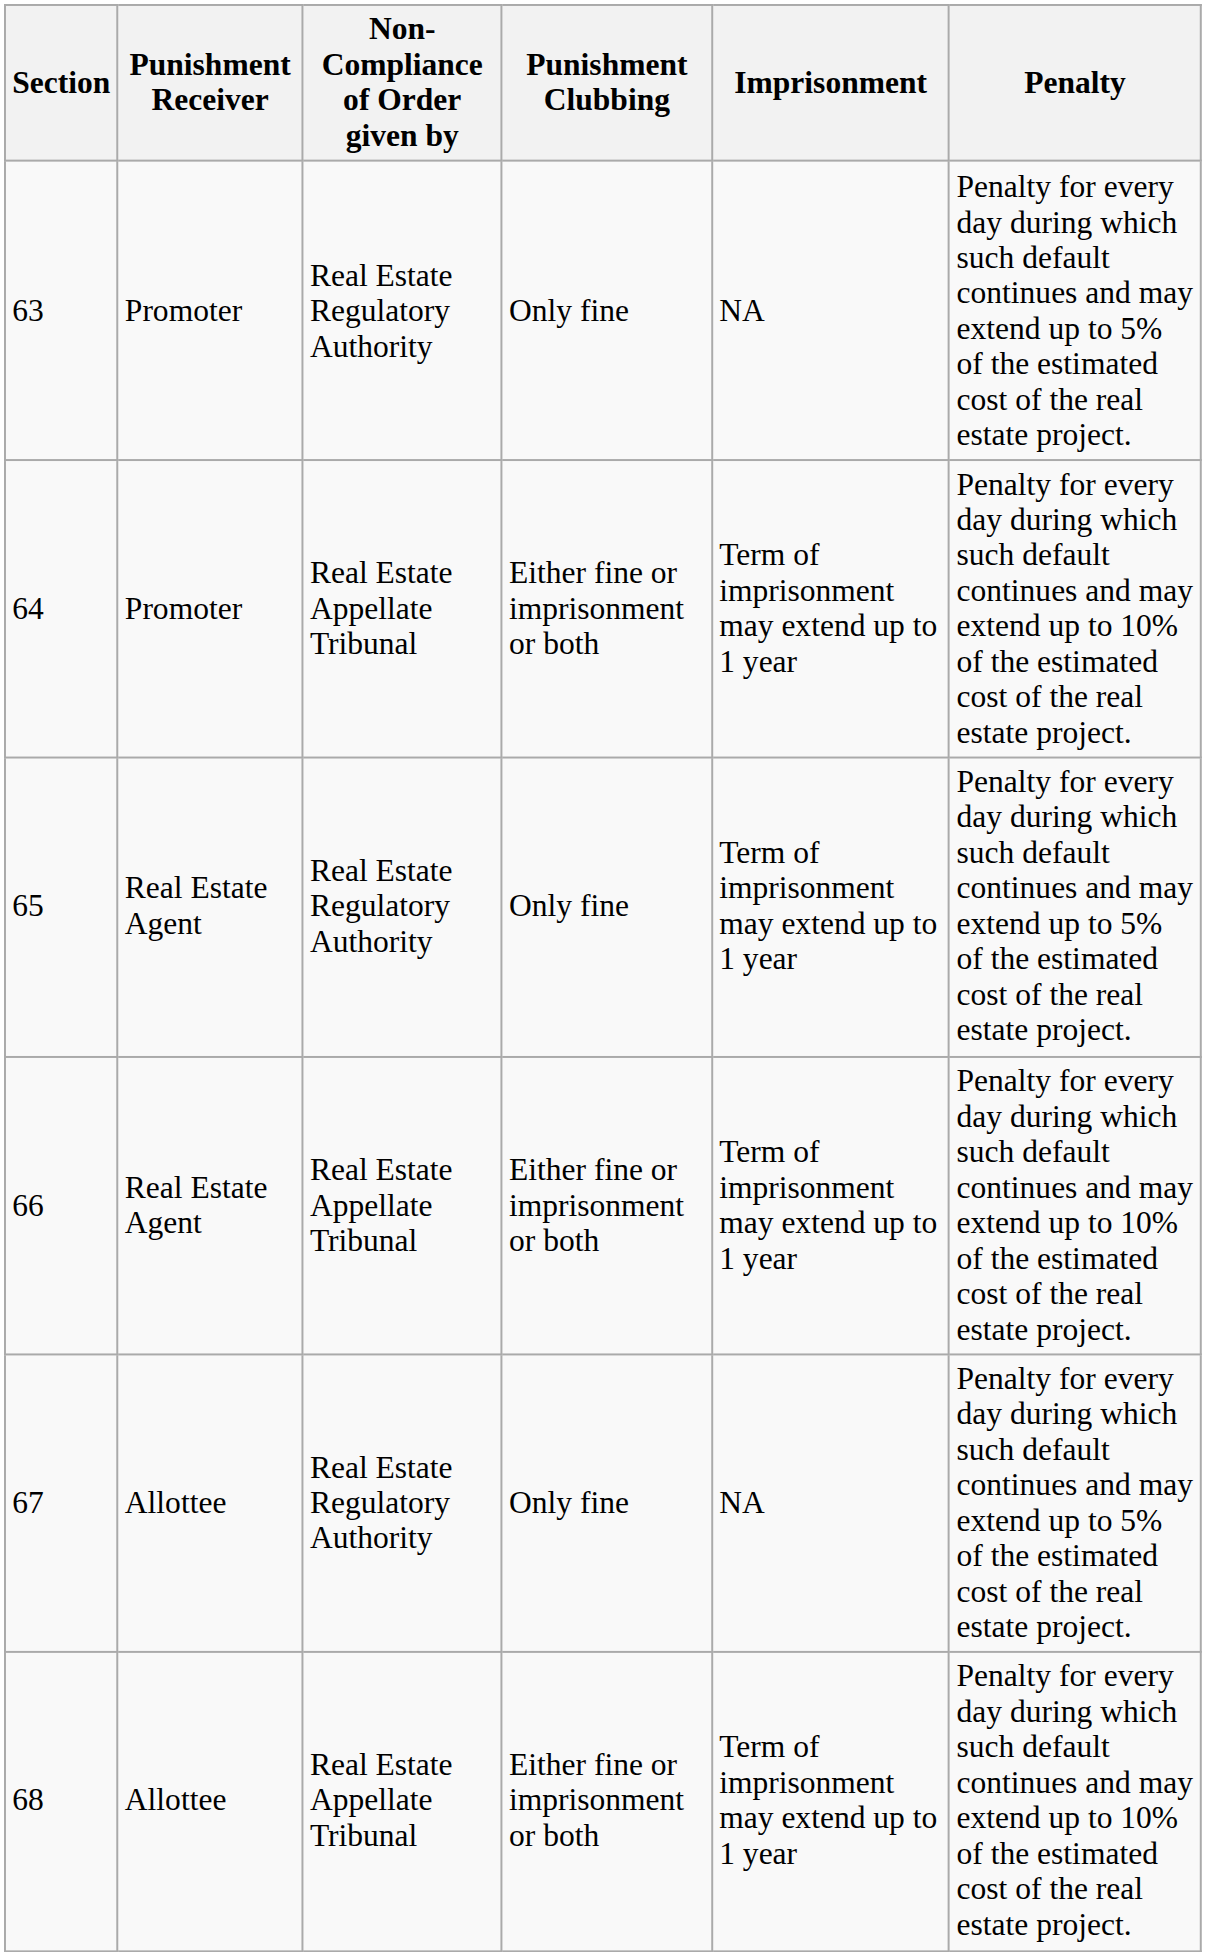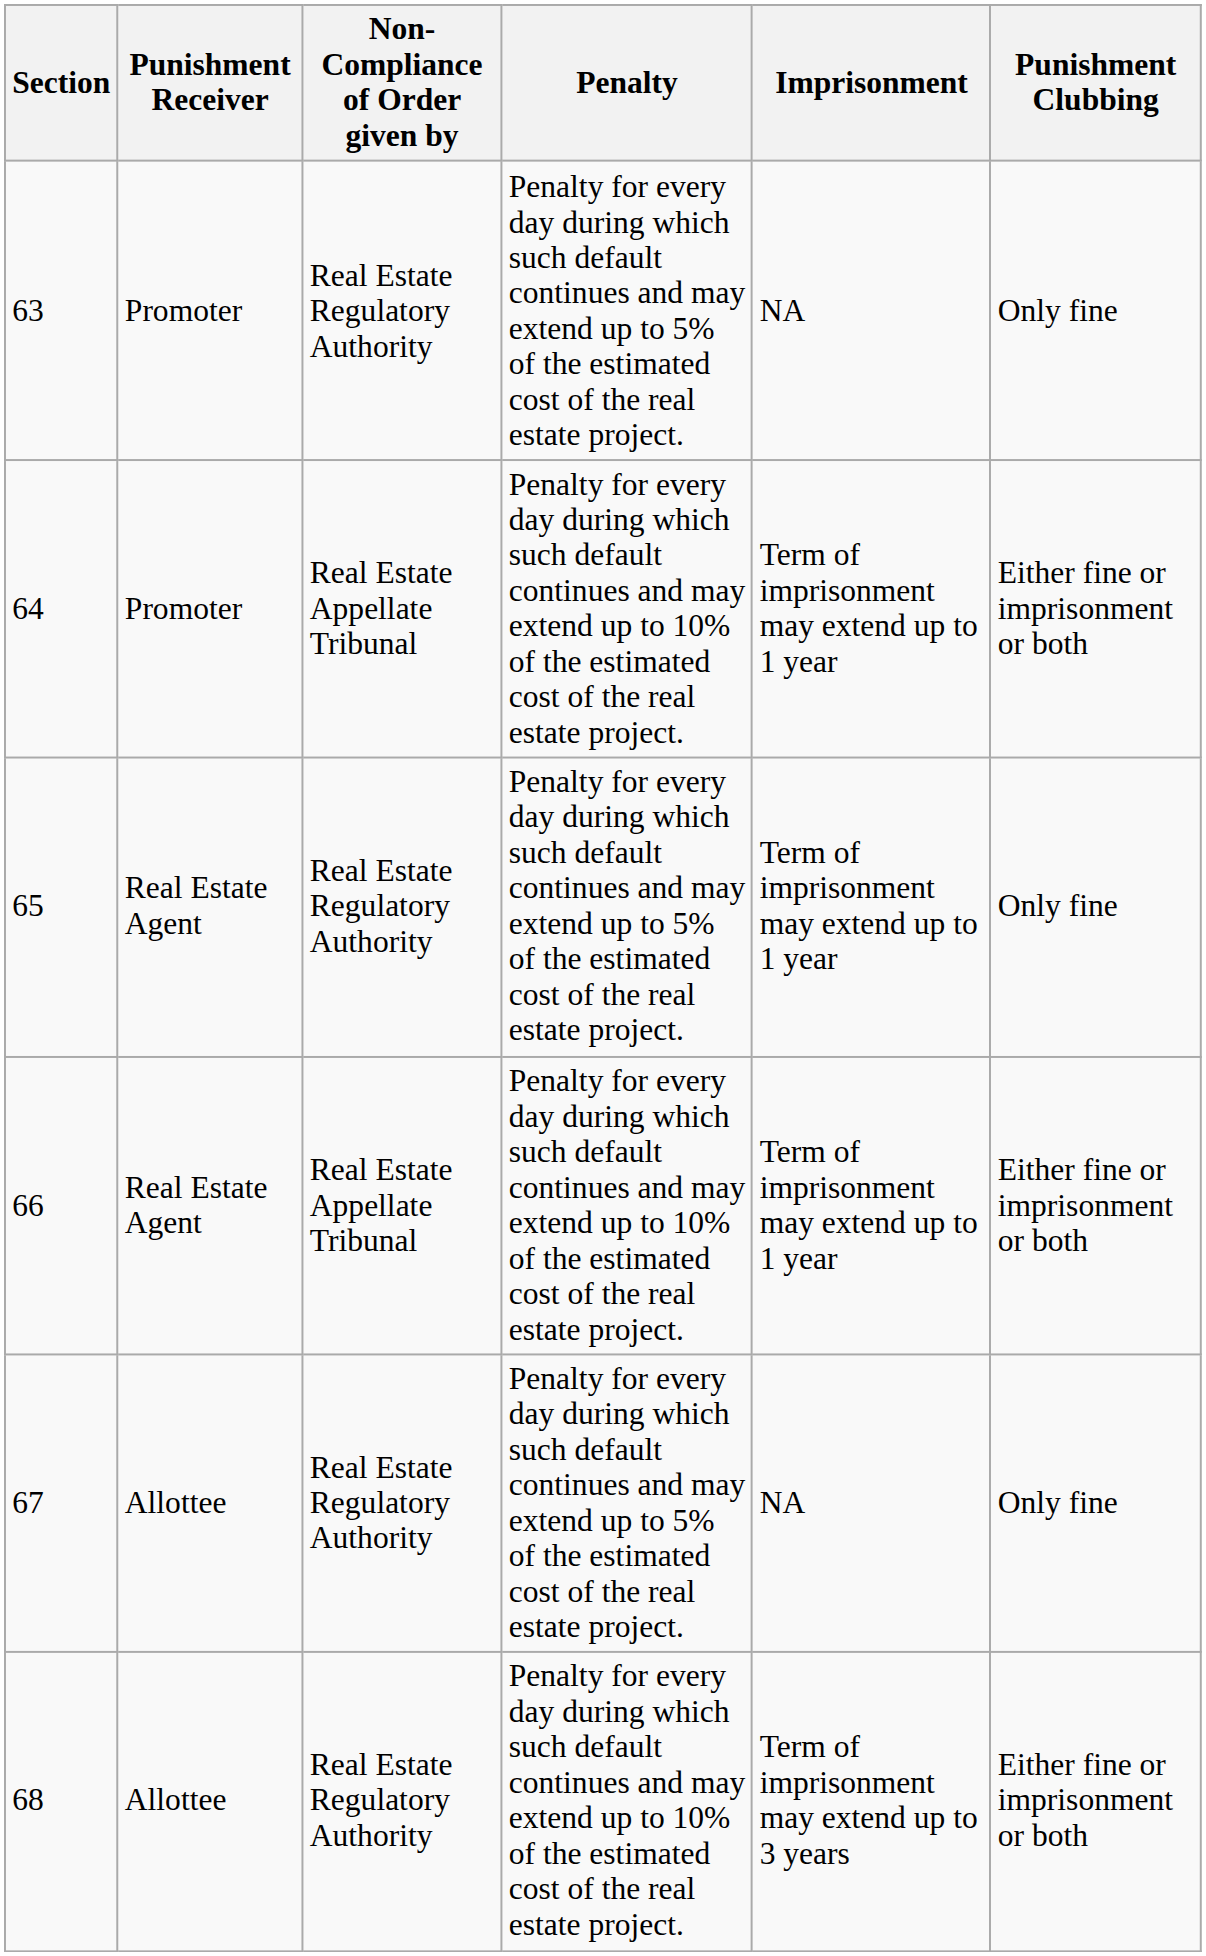columns swapped: (1075, 82) <-> (607, 82)
(381, 1801) Real Estate Appellate Tribunal -> (381, 1801) Real Estate Regulatory Authority
(828, 1801) Term of imprisonment may extend up to 1 year -> (869, 1801) Term of imprisonment may extend up to 3 years
